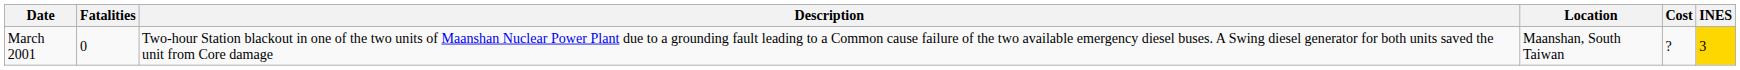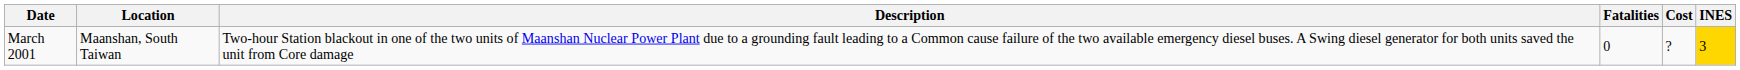columns swapped: (1591, 15) <-> (108, 15)
